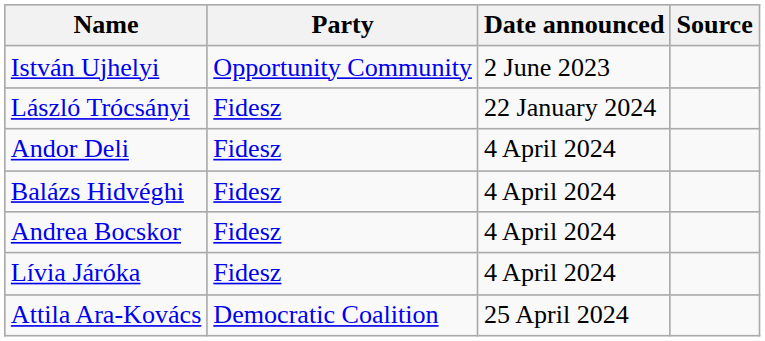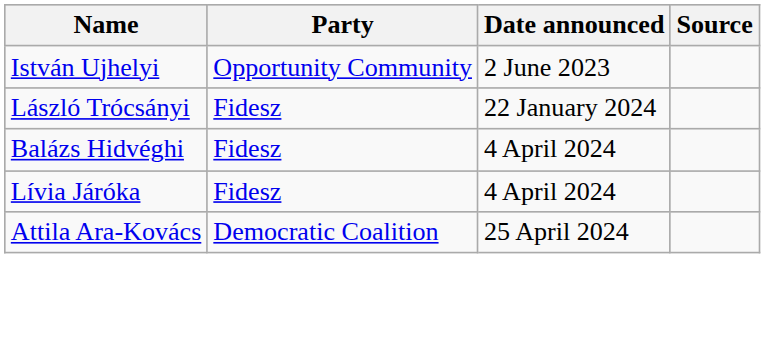- row: (70, 149)
- row: (96, 231)
